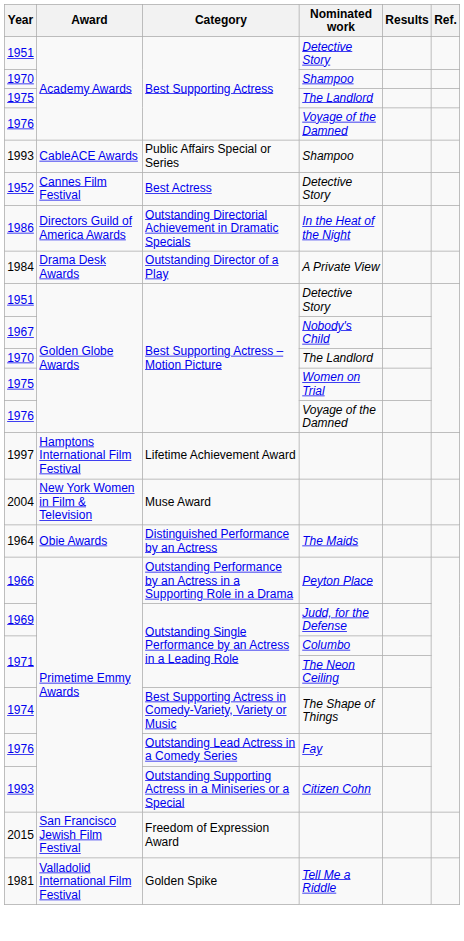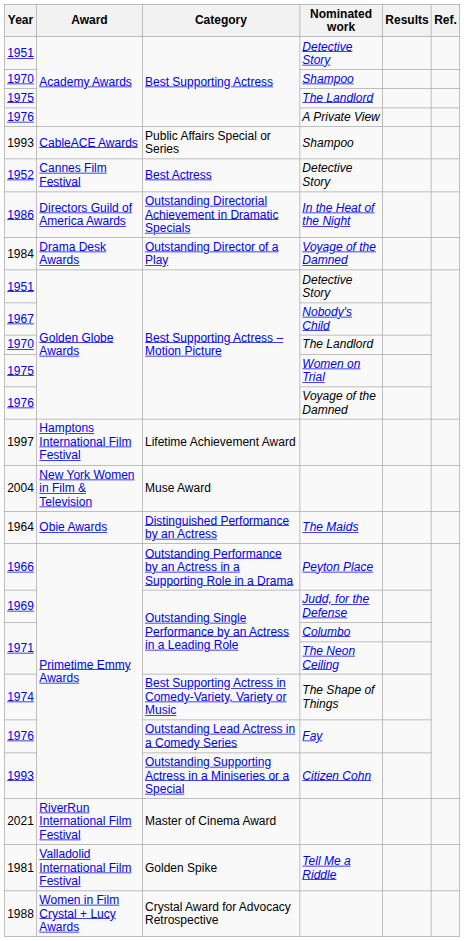(339, 123) Voyage of the Damned -> (341, 117) A Private View
(341, 267) A Private View -> (339, 254) Voyage of the Damned
+ row: (20, 821)
- row: (20, 835)
+ row: (20, 913)
